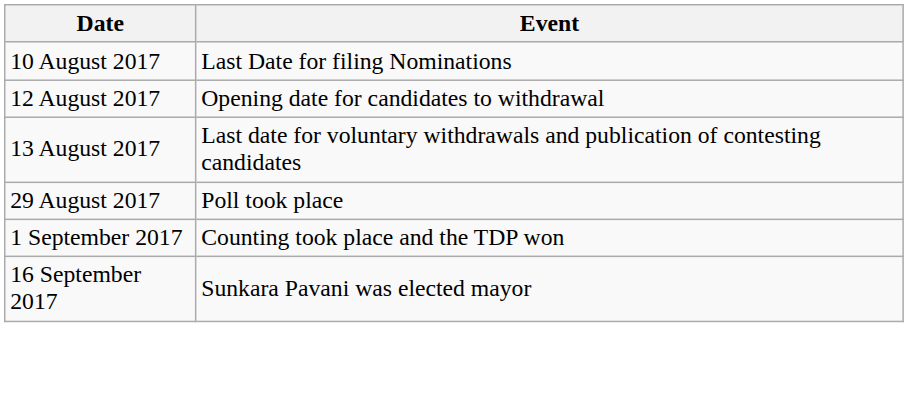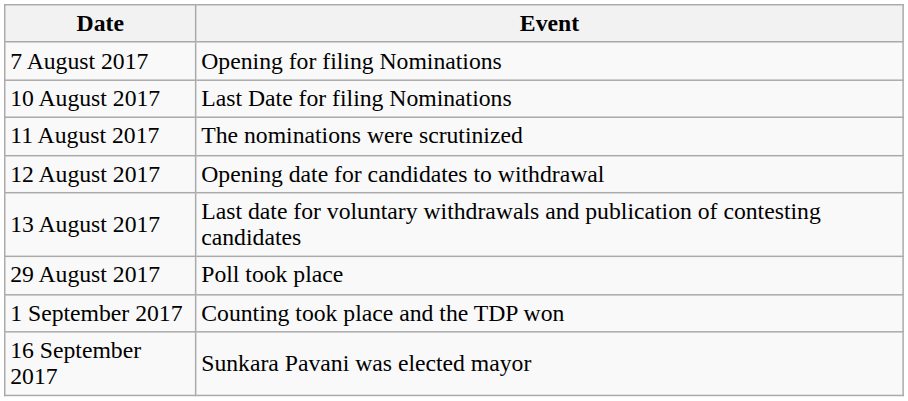+ row: (79, 60)
+ row: (85, 135)
